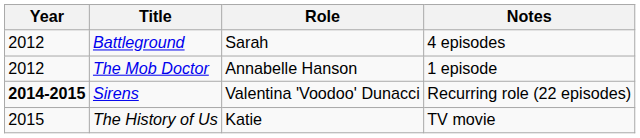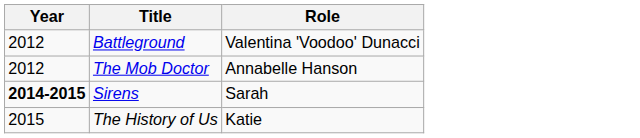- column: (529, 17)
(247, 42) Sarah -> (323, 42) Valentina 'Voodoo' Dunacci
(323, 94) Valentina 'Voodoo' Dunacci -> (247, 94) Sarah
